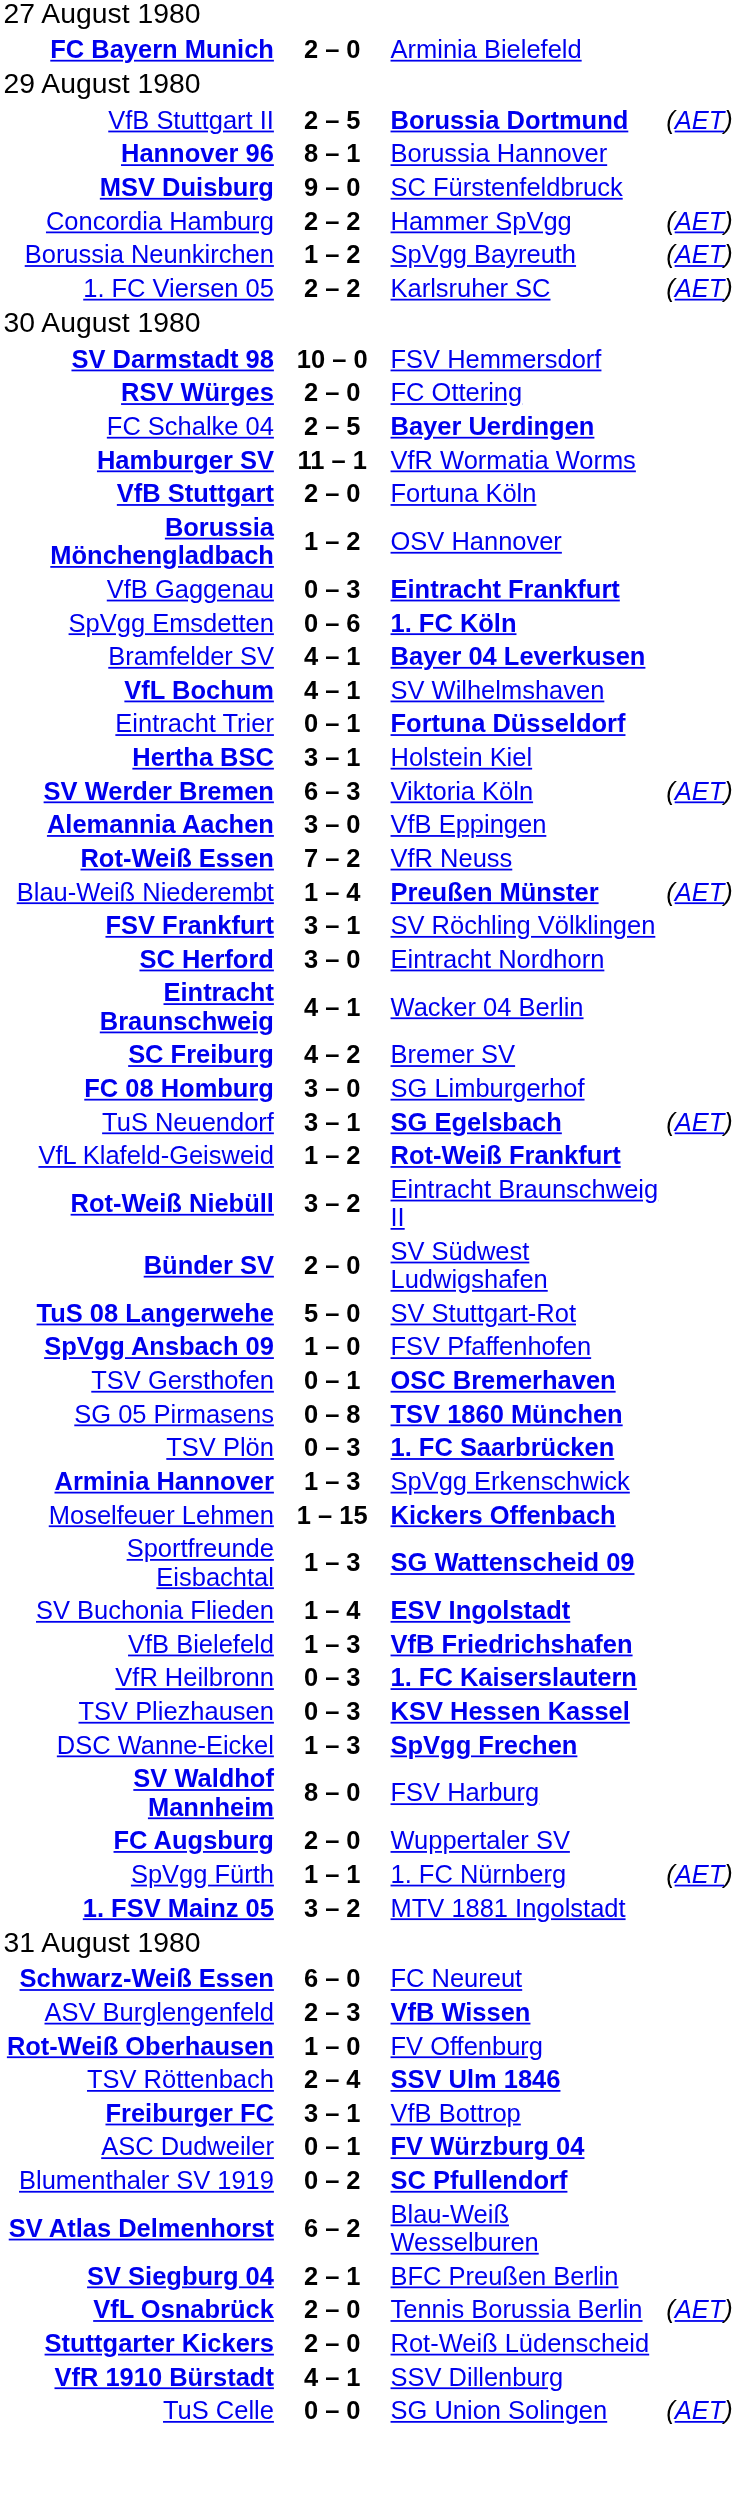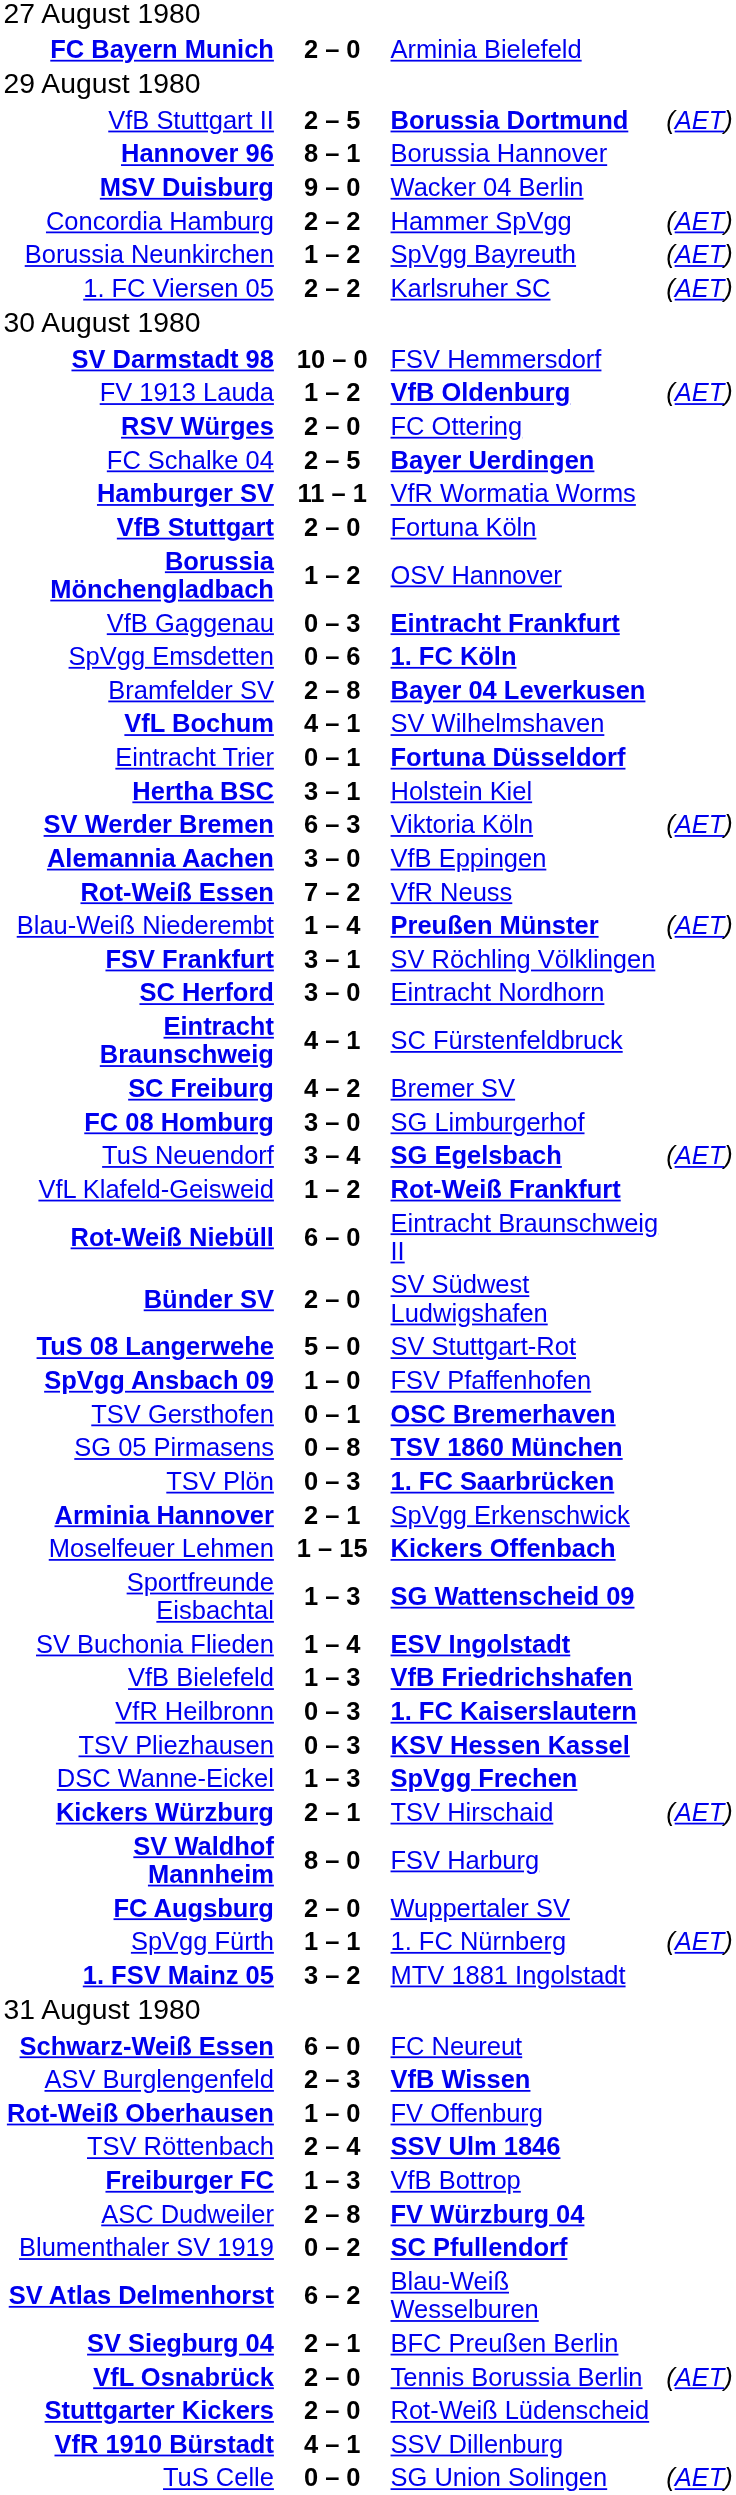(507, 187) SC Fürstenfeldbruck -> (487, 187) Wacker 04 Berlin
+ row: (187, 393)
(332, 656) 4 – 1 -> (332, 690) 2 – 8
(487, 1007) Wacker 04 Berlin -> (507, 1040) SC Fürstenfeldbruck
(332, 1122) 3 – 1 -> (332, 1155) 3 – 4
(332, 1203) 3 – 2 -> (332, 1237) 6 – 0
(332, 1481) 1 – 3 -> (332, 1515) 2 – 1
+ row: (165, 1812)
(332, 2113) 3 – 1 -> (332, 2180) 1 – 3
(332, 2147) 0 – 1 -> (332, 2214) 2 – 8
